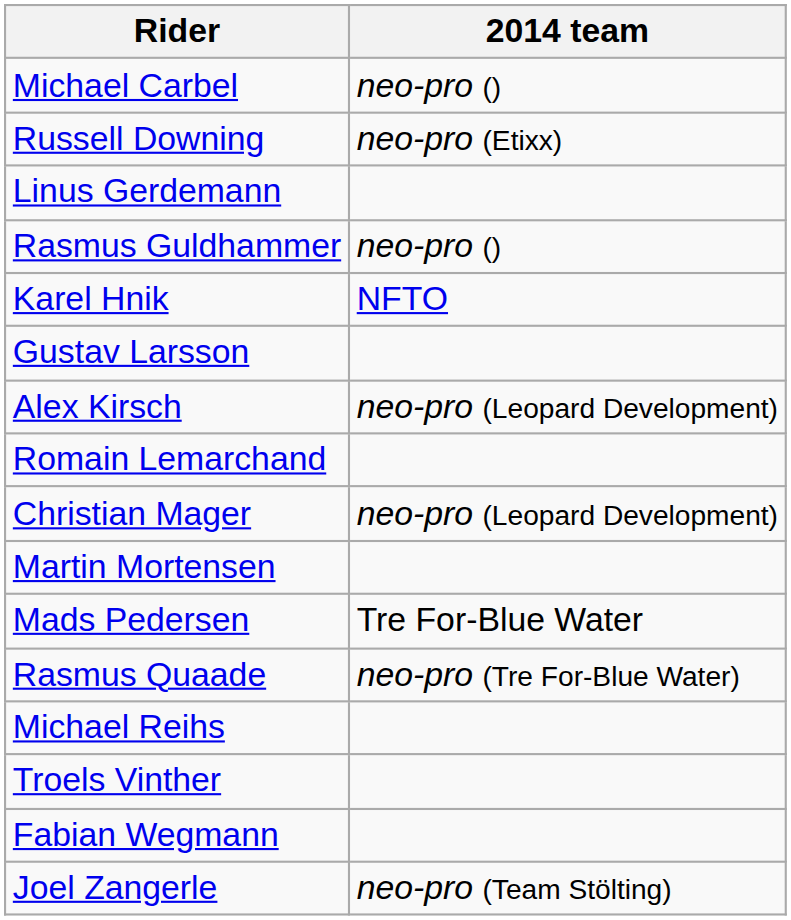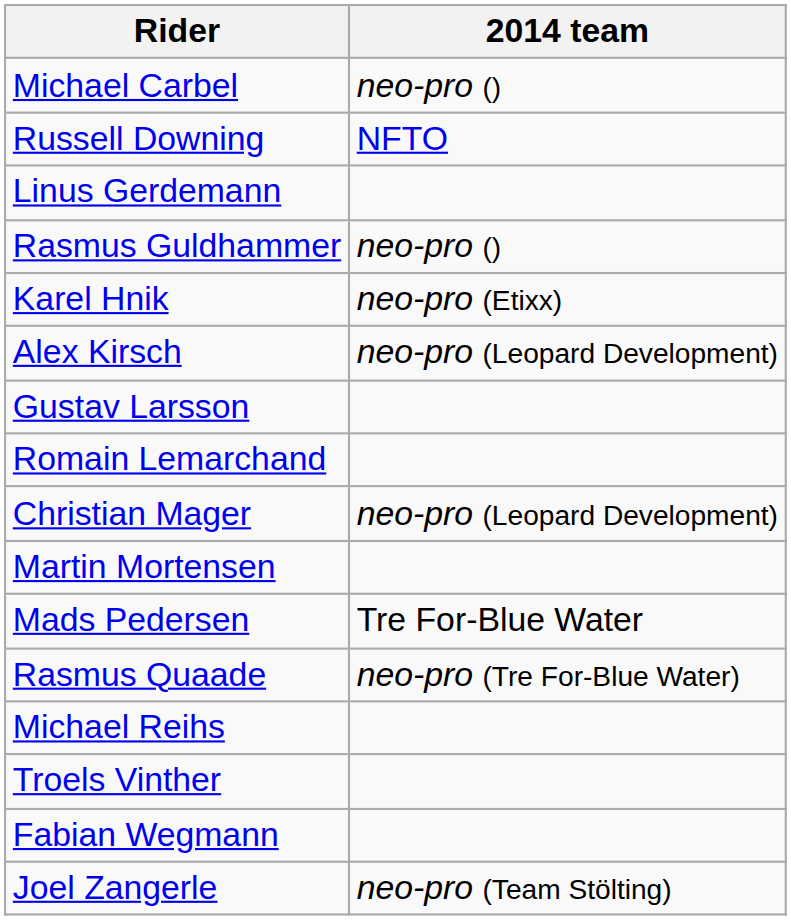(459, 138) neo-pro (Etixx) -> (402, 138) NFTO
(402, 298) NFTO -> (459, 298) neo-pro (Etixx)
rows swapped: (97, 406) <-> (131, 352)
